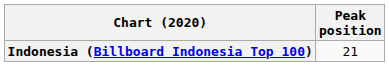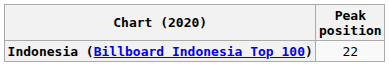(350, 51) 21 -> (350, 51) 22
